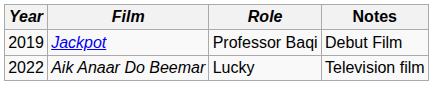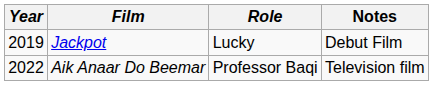(265, 42) Professor Baqi -> (234, 42) Lucky
(234, 67) Lucky -> (265, 67) Professor Baqi
